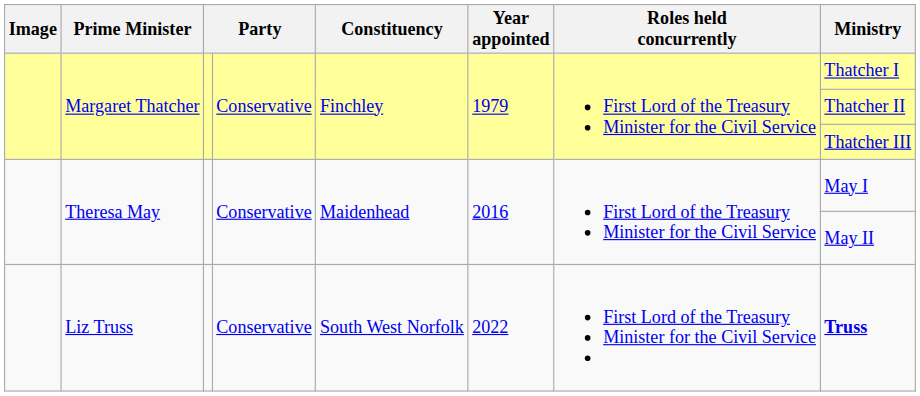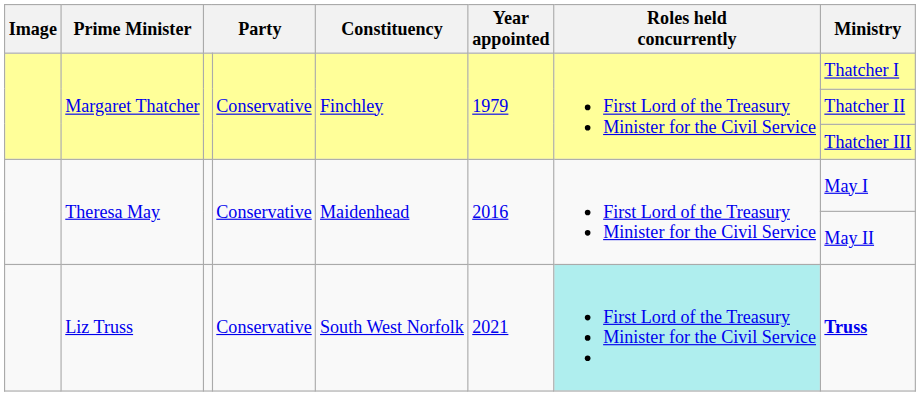(490, 327) 2022 -> (490, 327) 2021
(687, 338) no background -> (687, 338) paleturquoise background
